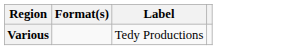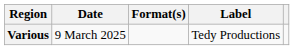+ column: (90, 14)
